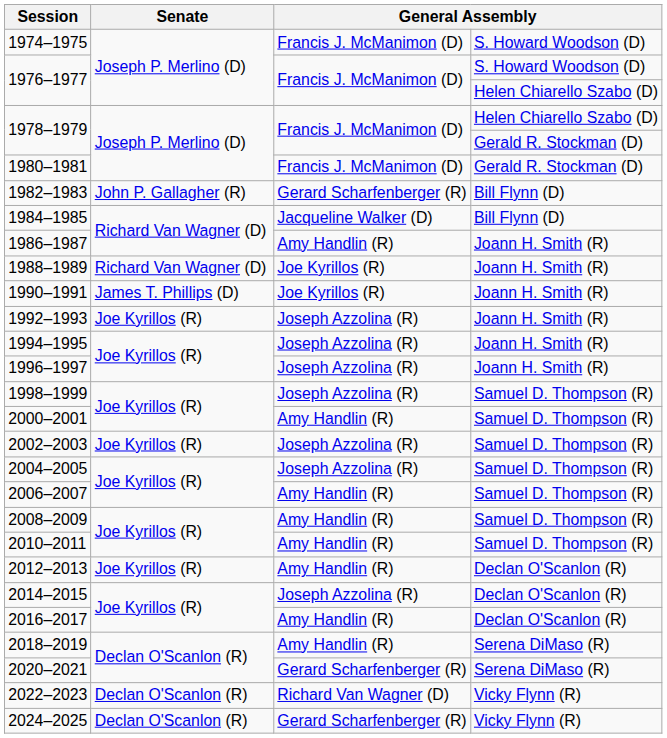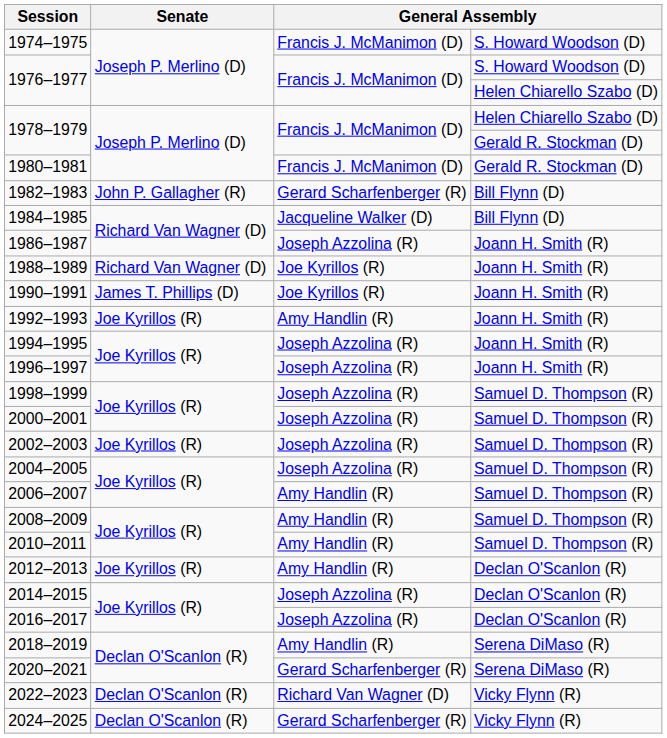(335, 243) Amy Handlin (R) -> (348, 243) Joseph Azzolina (R)
(348, 318) Joseph Azzolina (R) -> (335, 318) Amy Handlin (R)
(335, 419) Amy Handlin (R) -> (348, 419) Joseph Azzolina (R)
(335, 619) Amy Handlin (R) -> (348, 619) Joseph Azzolina (R)
